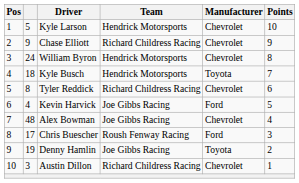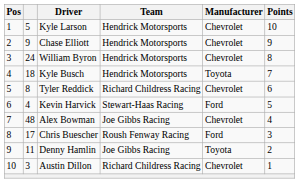(151, 42) Richard Childress Racing -> (145, 42) Hendrick Motorsports
(136, 104) Joe Gibbs Racing -> (143, 104) Stewart-Haas Racing
(30, 150) 19 -> (30, 150) 11
